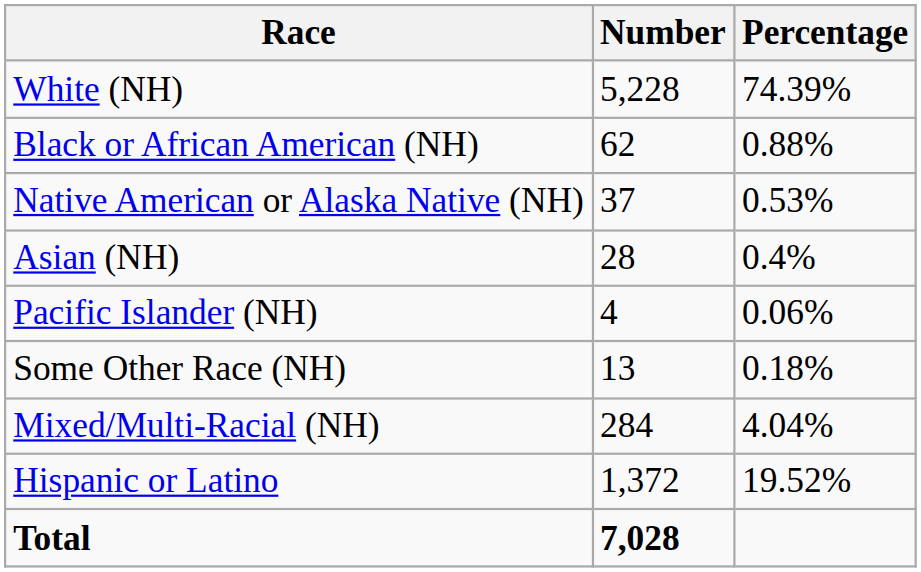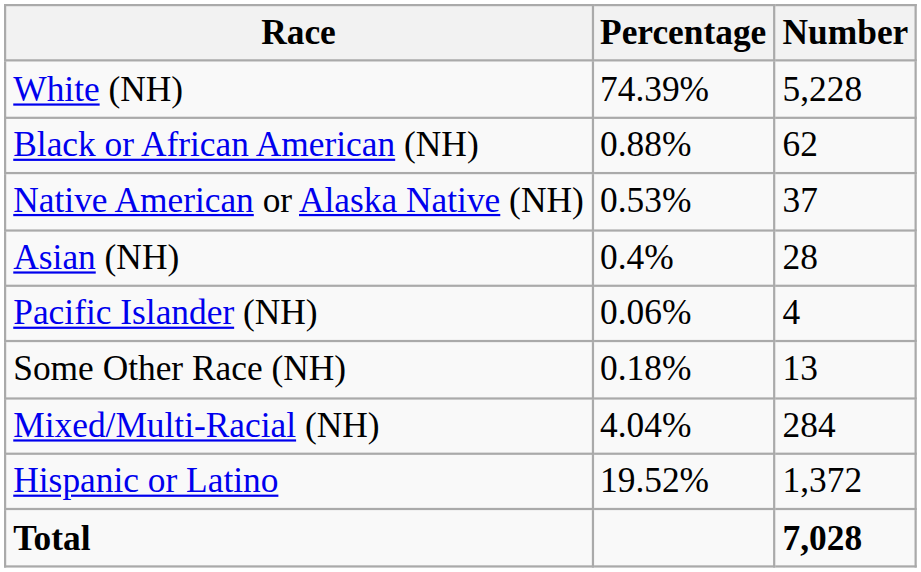columns swapped: (663, 32) <-> (825, 32)
